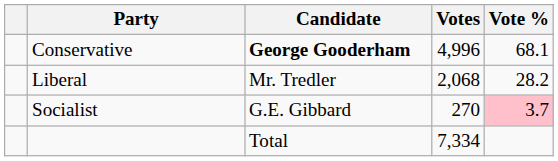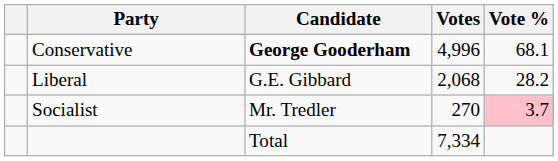(292, 79) Mr. Tredler -> (300, 79) G.E. Gibbard
(300, 110) G.E. Gibbard -> (292, 110) Mr. Tredler
